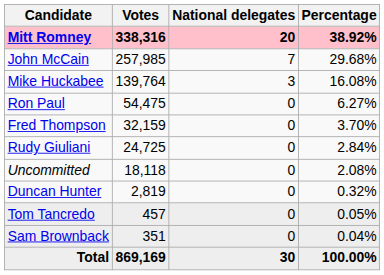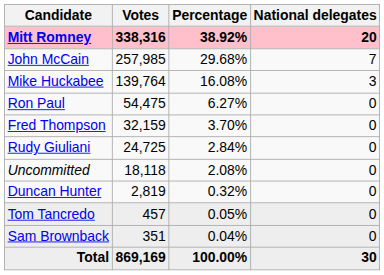columns swapped: (339, 15) <-> (234, 15)
